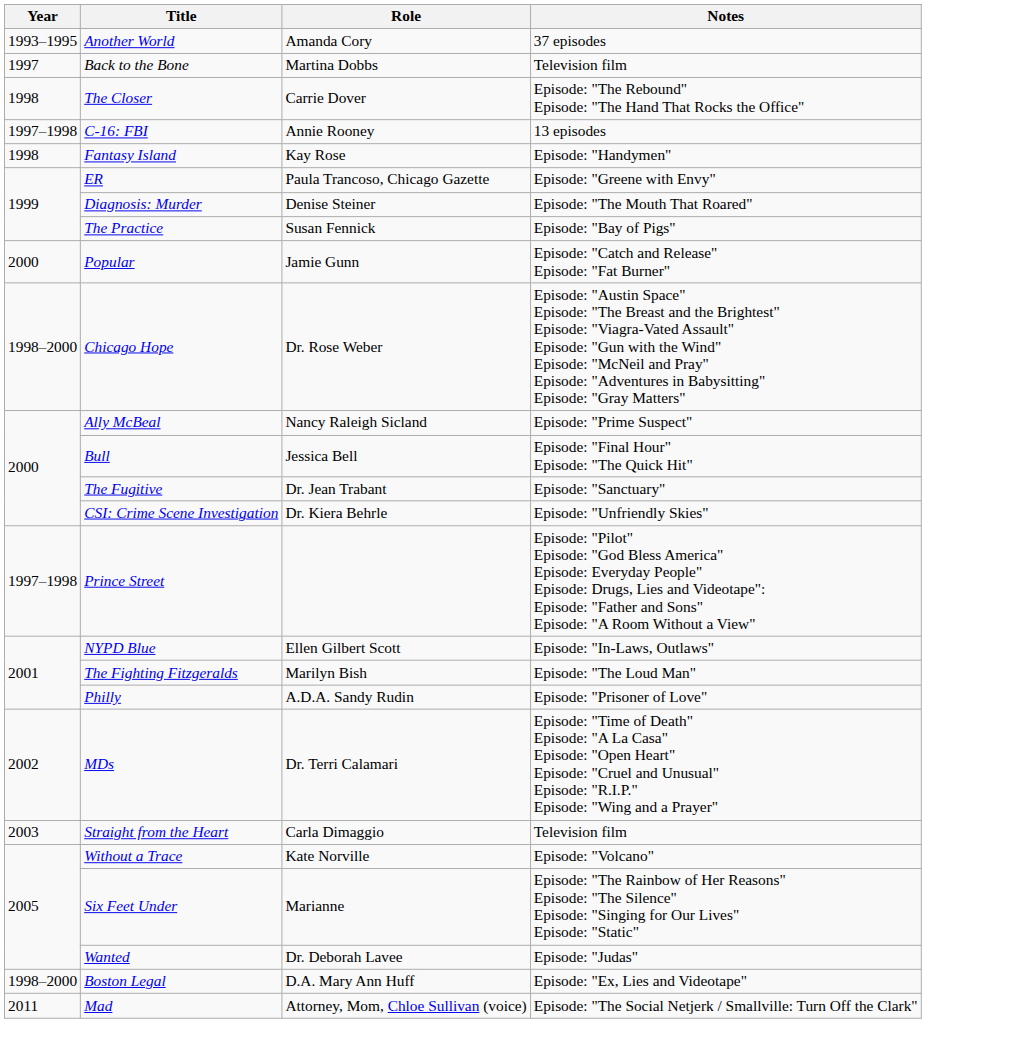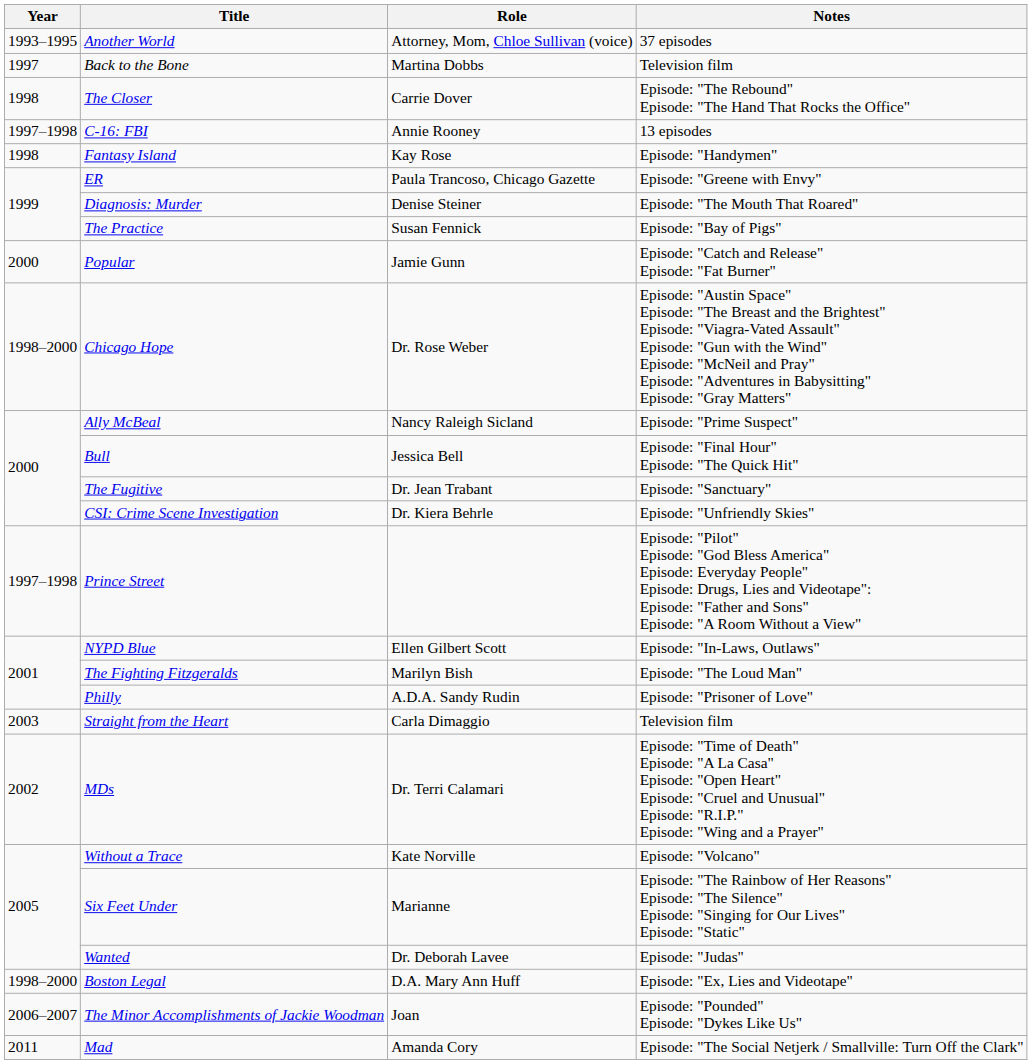(329, 41) Amanda Cory -> (512, 41) Attorney, Mom, Chloe Sullivan (voice)
rows swapped: (99, 764) <-> (156, 832)
+ row: (234, 1014)
(406, 1005) Attorney, Mom, Chloe Sullivan (voice) -> (435, 1047) Amanda Cory
